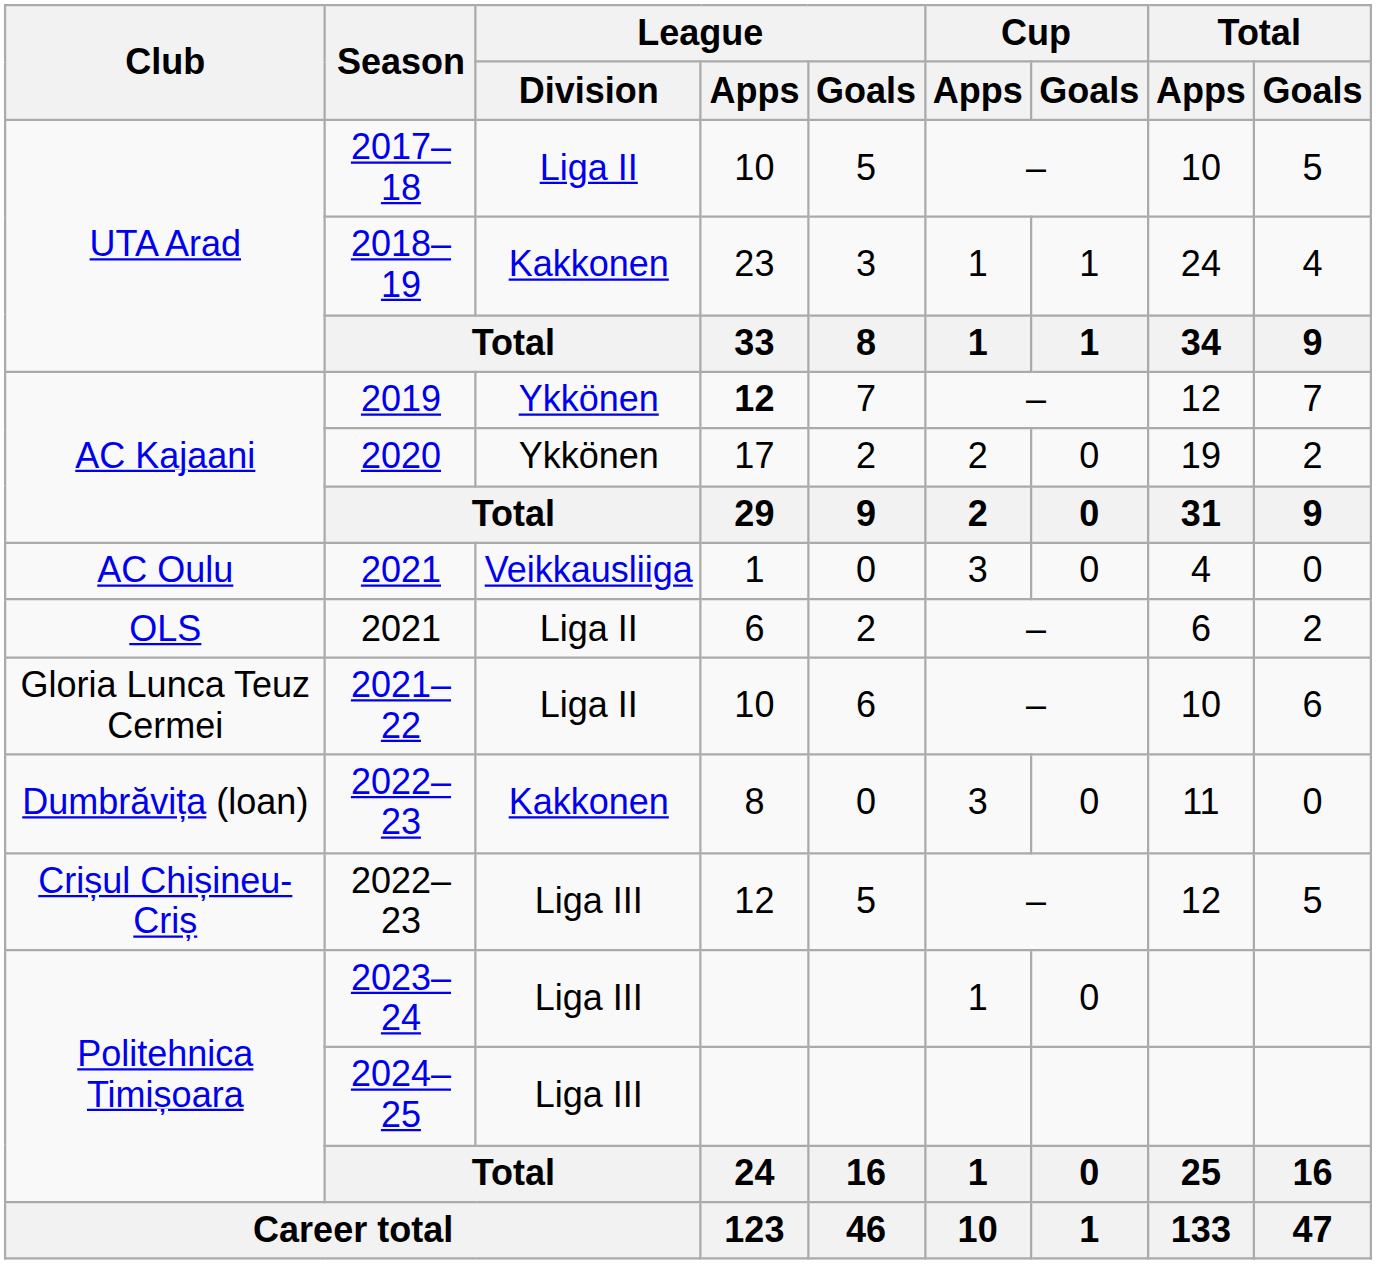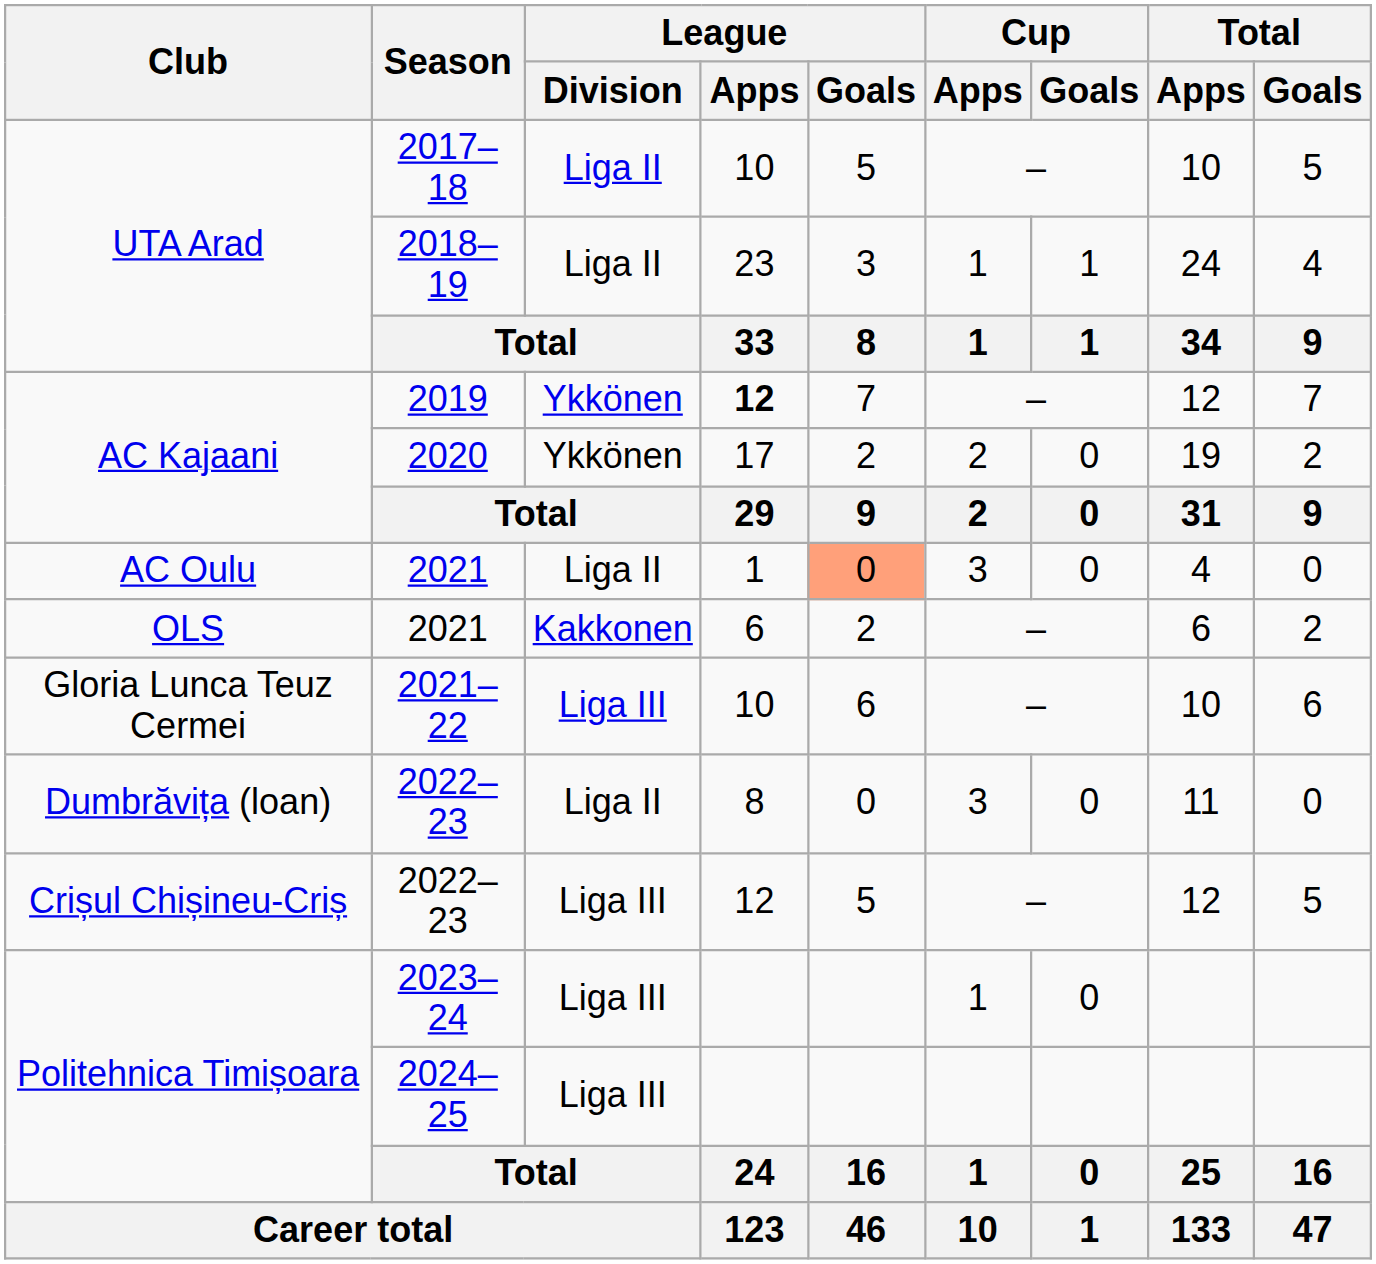(589, 265) Kakkonen -> (613, 265) Liga II
(589, 570) Veikkausliiga -> (613, 570) Liga II
(866, 570) no background -> (866, 570) lightsalmon background
(589, 627) Liga II -> (613, 627) Kakkonen
(589, 705) Liga II -> (613, 705) Liga III
(589, 802) Kakkonen -> (613, 802) Liga II
